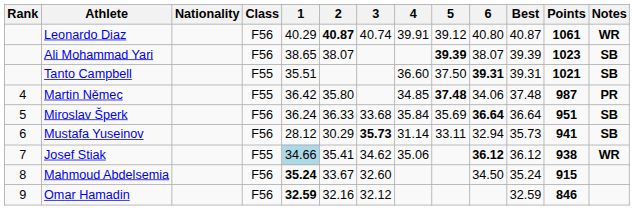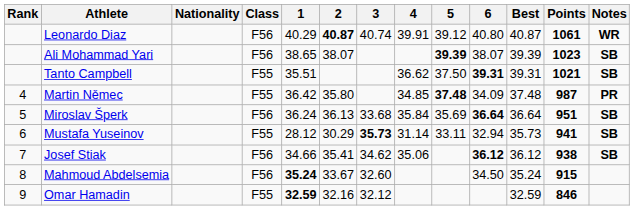(413, 74) 36.60 -> (413, 74) 36.62
(488, 94) 34.06 -> (488, 94) 34.09
(338, 114) 36.33 -> (338, 114) 36.13
(262, 134) F56 -> (262, 134) F55
(262, 154) F55 -> (262, 154) F56
(301, 154) lightblue background -> (301, 154) no background
(609, 154) WR -> (609, 154) SB
(262, 194) F56 -> (262, 194) F55
